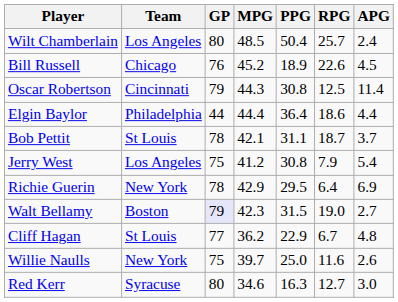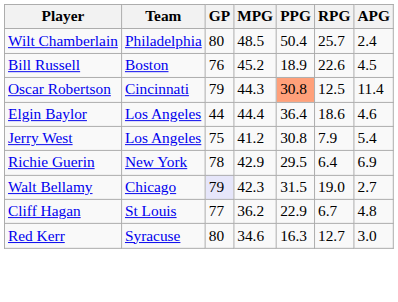(163, 41) Los Angeles -> (163, 41) Philadelphia
(151, 65) Chicago -> (147, 65) Boston
(294, 89) no background -> (294, 89) lightsalmon background
(163, 114) Philadelphia -> (163, 114) Los Angeles
(367, 114) 4.4 -> (367, 114) 4.6
- row: (39, 138)
(147, 211) Boston -> (151, 187) Chicago
- row: (49, 260)
